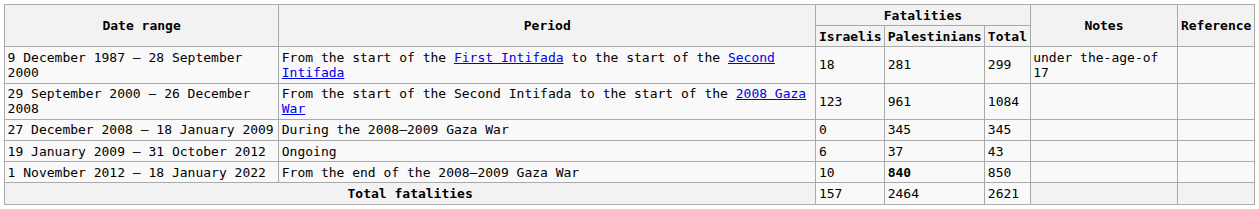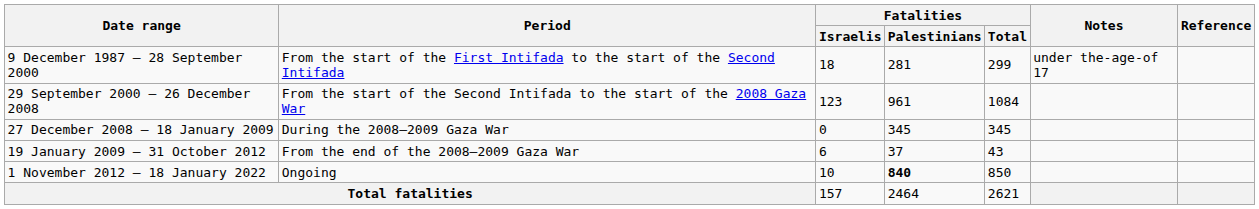(309, 151) Ongoing -> (430, 151) From the end of the 2008–2009 Gaza War
(430, 172) From the end of the 2008–2009 Gaza War -> (309, 172) Ongoing
